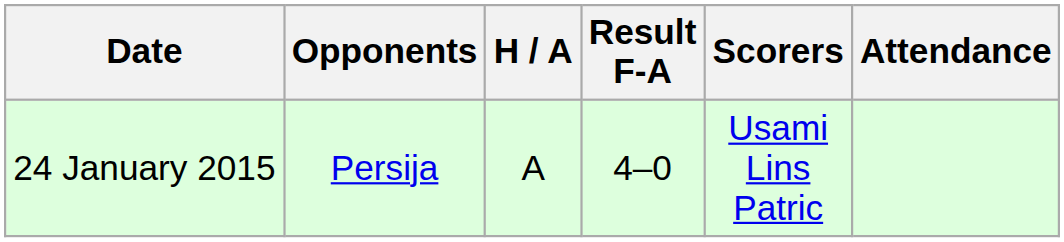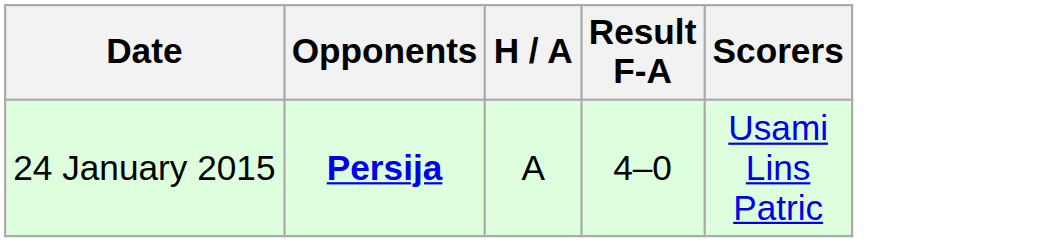- column: (956, 52)
(385, 167) normal -> (385, 167) bold
